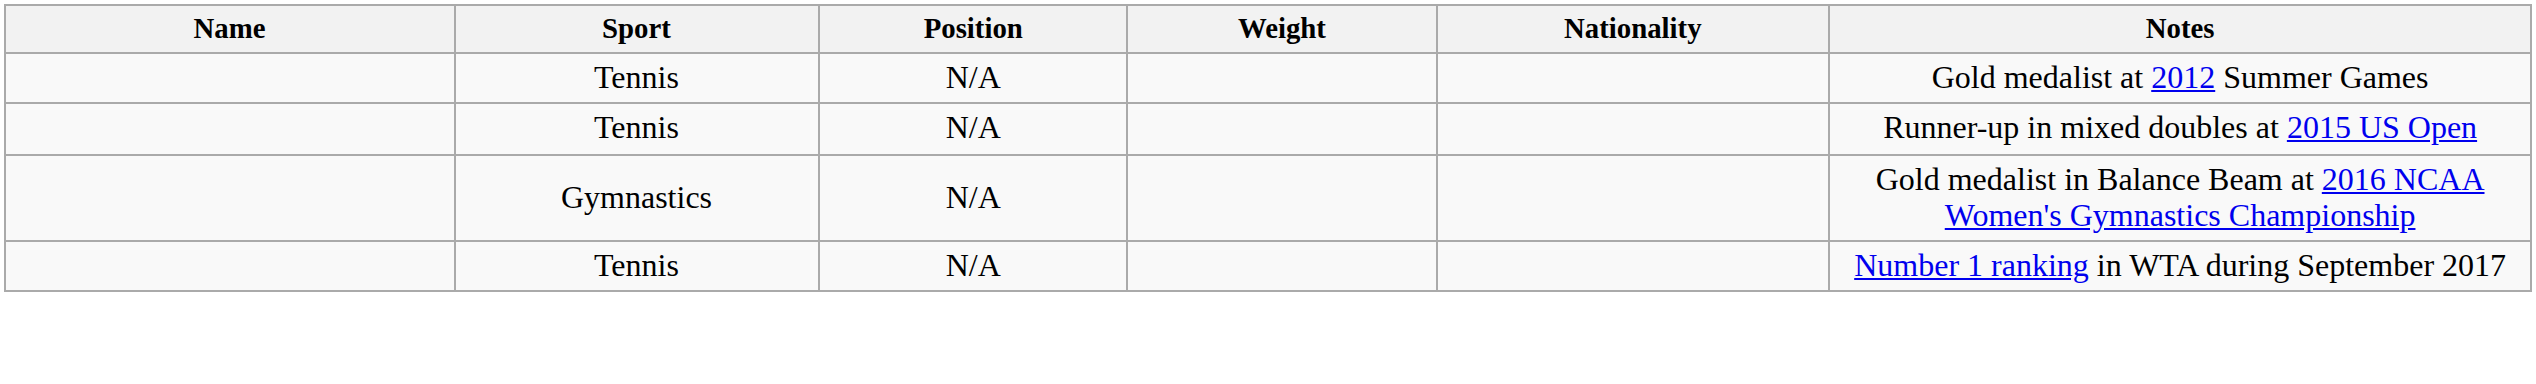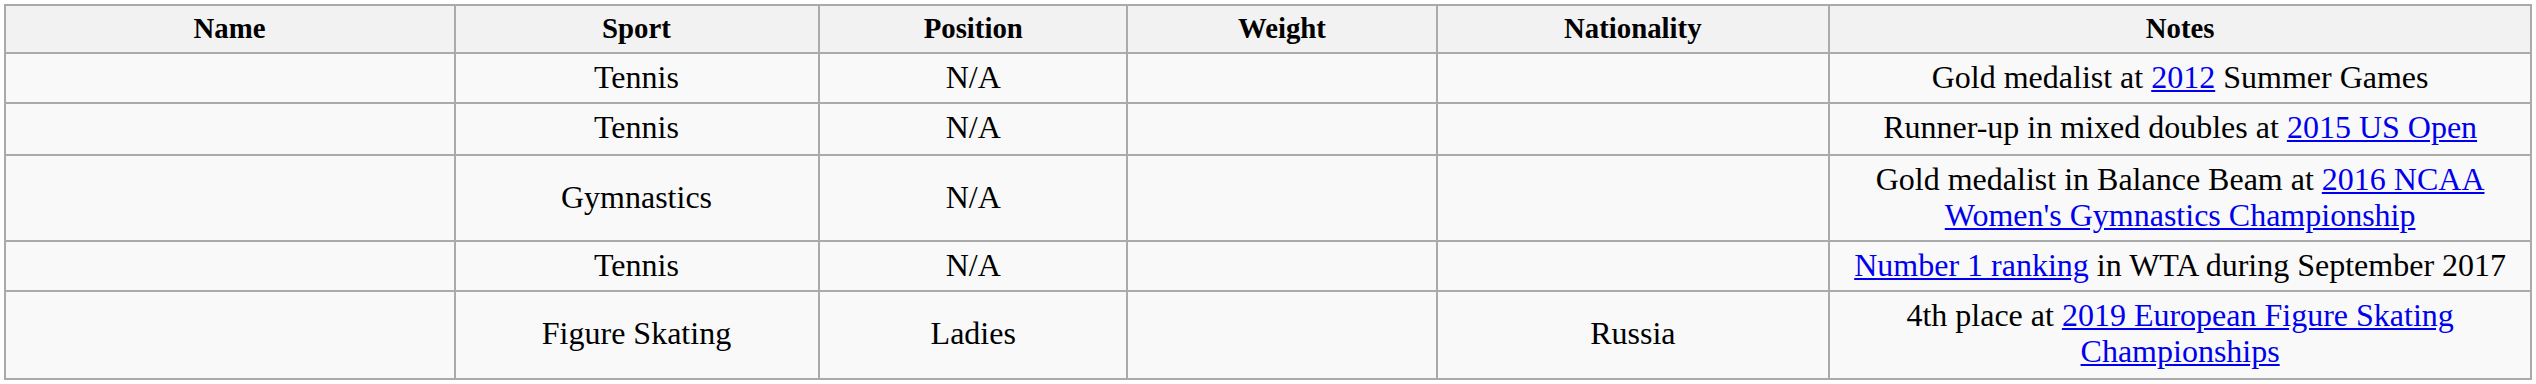+ row: (636, 334)
